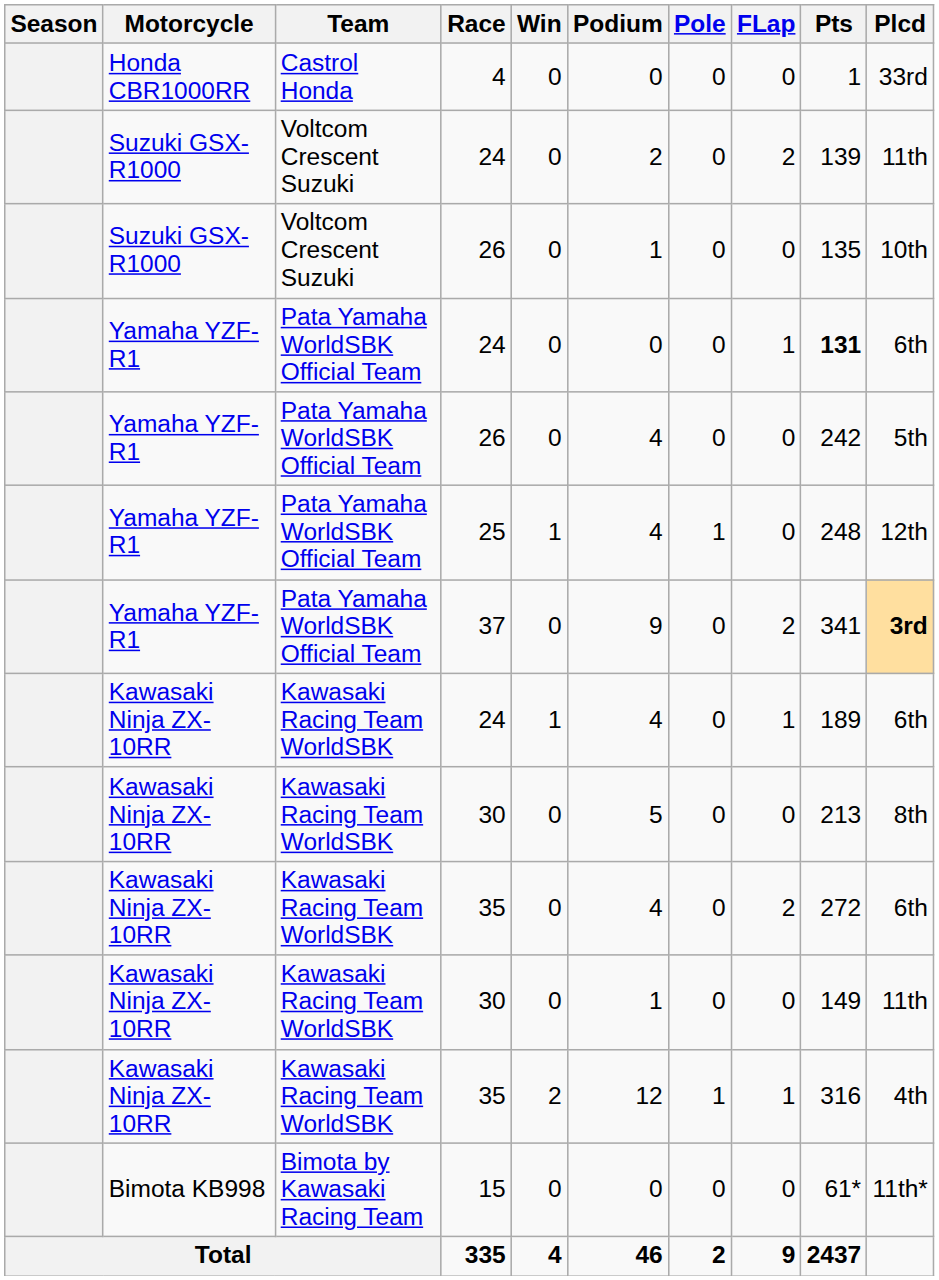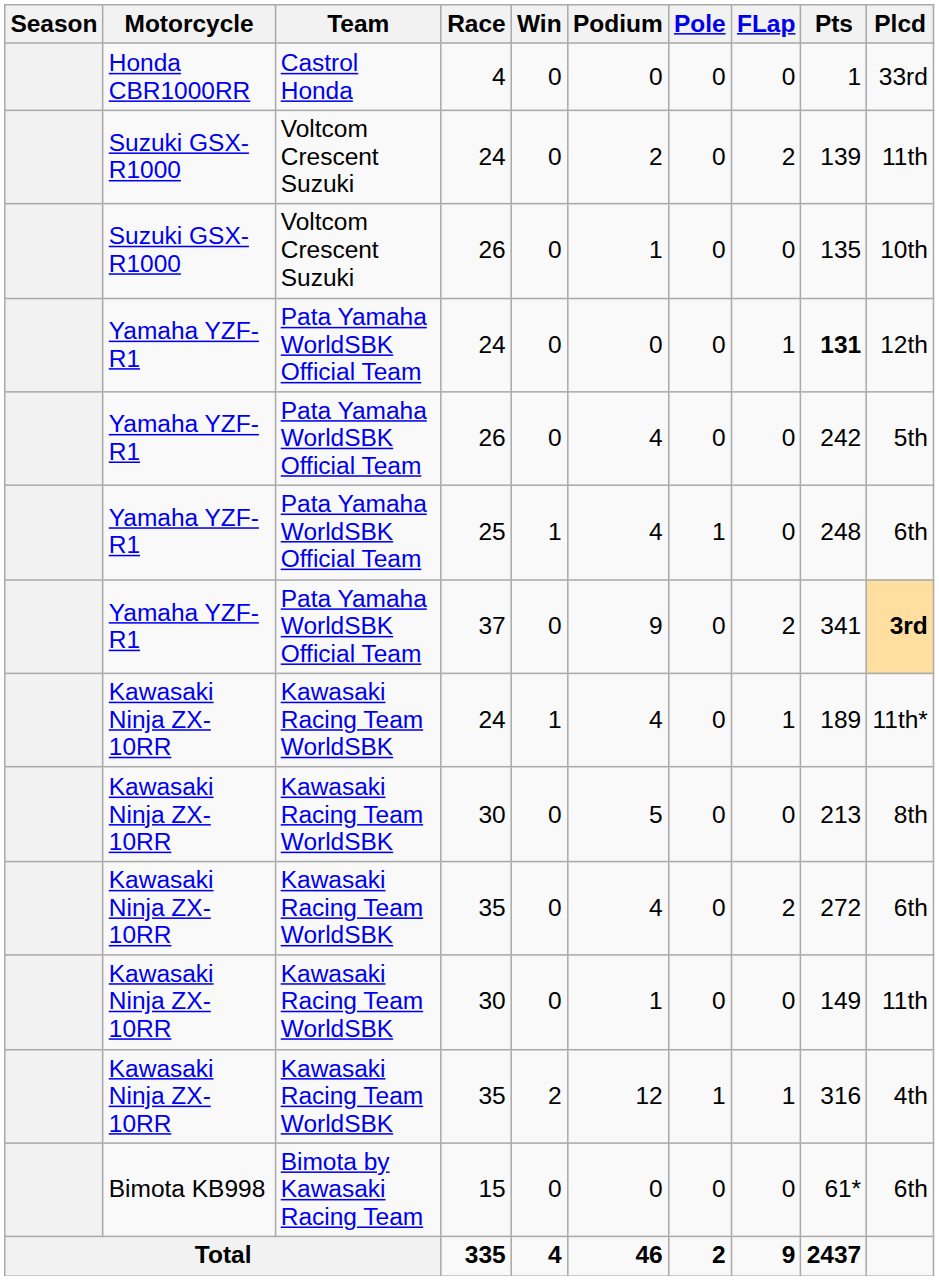(911, 344) 6th -> (904, 344) 12th
(904, 532) 12th -> (911, 532) 6th
(911, 720) 6th -> (900, 720) 11th*
(900, 1189) 11th* -> (911, 1189) 6th
